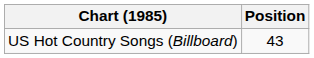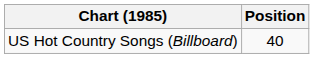(275, 41) 43 -> (275, 41) 40
